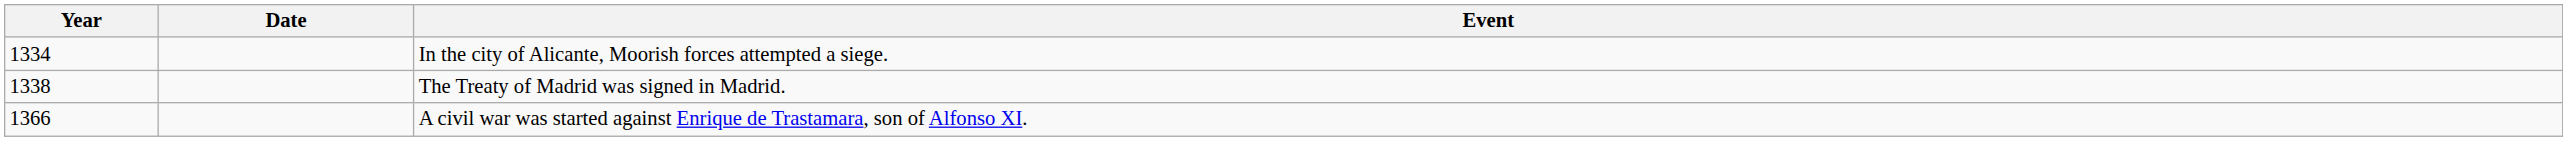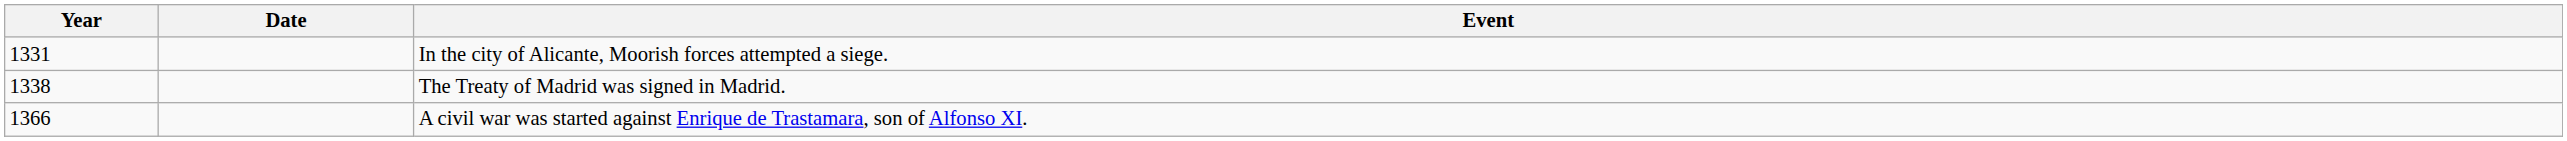(30, 53) 1334 -> (30, 53) 1331
